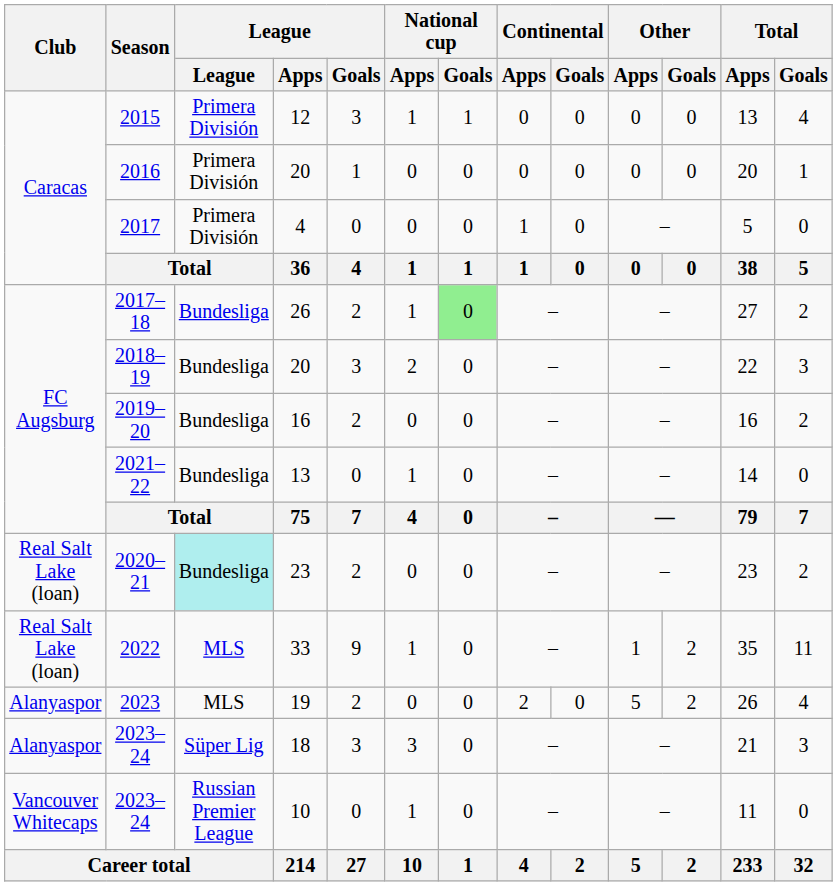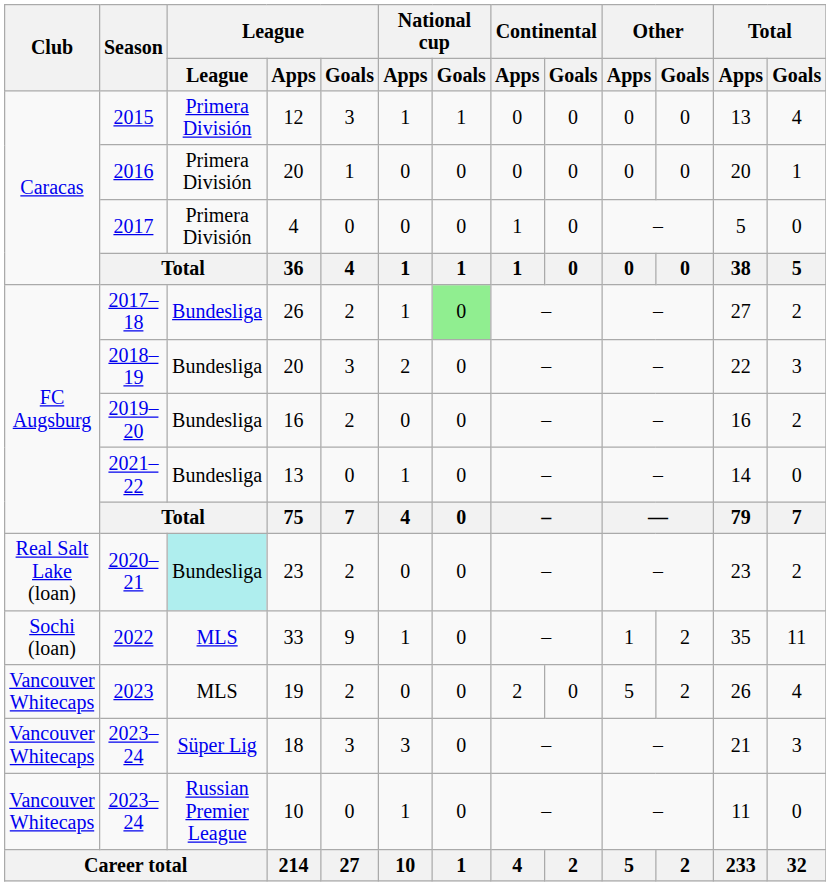(55, 648) Real Salt Lake (loan) -> (52, 637) Sochi (loan)
(55, 702) Alanyaspor -> (52, 691) Vancouver Whitecaps
(55, 745) Alanyaspor -> (52, 745) Vancouver Whitecaps
